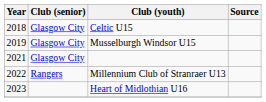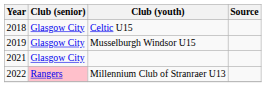(47, 74) no background -> (47, 74) pink background
- row: (16, 89)
